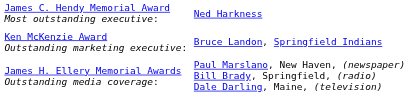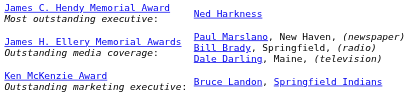rows swapped: (93, 76) <-> (96, 42)
